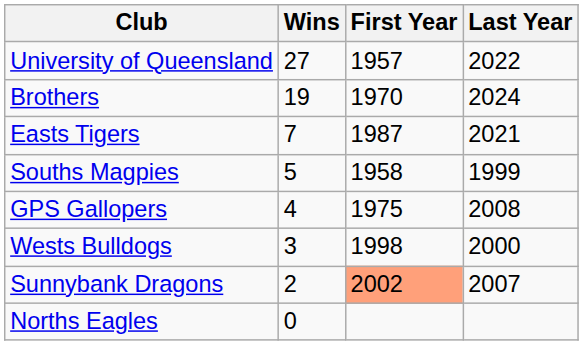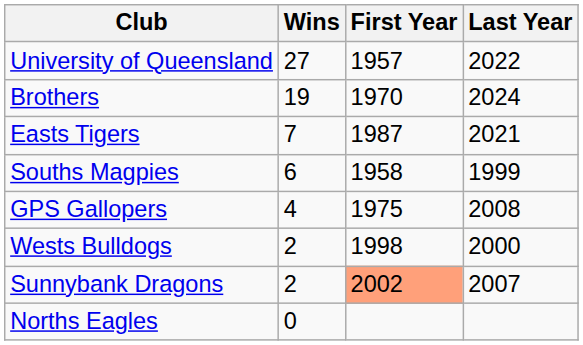(290, 172) 5 -> (290, 172) 6
(290, 246) 3 -> (290, 246) 2
